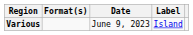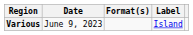columns swapped: (121, 11) <-> (66, 11)
